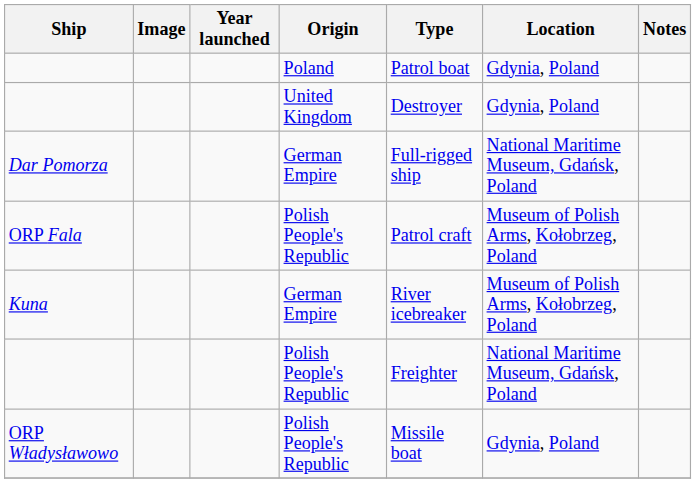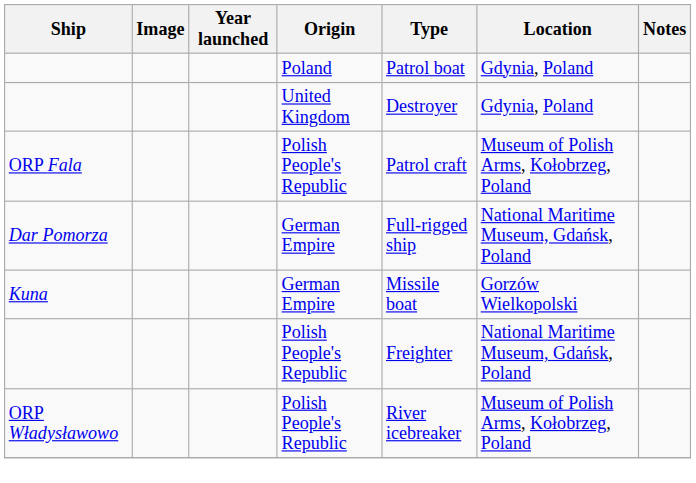rows swapped: (58, 165) <-> (45, 235)
(428, 304) River icebreaker -> (413, 294) Missile boat
(553, 304) Museum of Polish Arms, Kołobrzeg, Poland -> (529, 294) Gorzów Wielkopolski
(417, 443) Missile boat -> (424, 422) River icebreaker
(543, 443) Gdynia, Poland -> (547, 422) Museum of Polish Arms, Kołobrzeg, Poland
